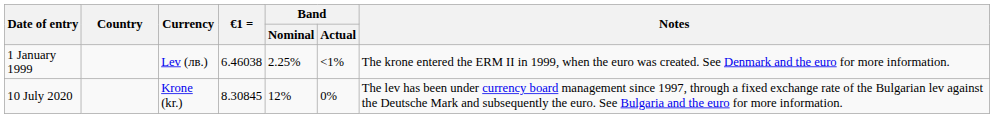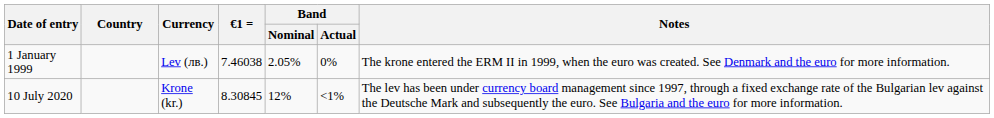(242, 61) 6.46038 -> (242, 61) 7.46038
(284, 61) 2.25% -> (284, 61) 2.05%
(332, 61) <1% -> (329, 61) 0%
(329, 95) 0% -> (332, 95) <1%
